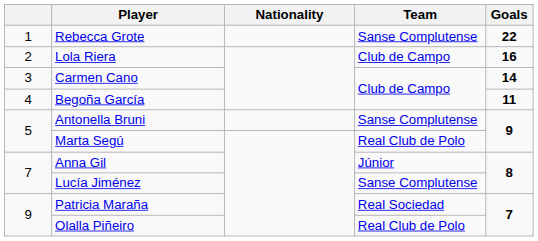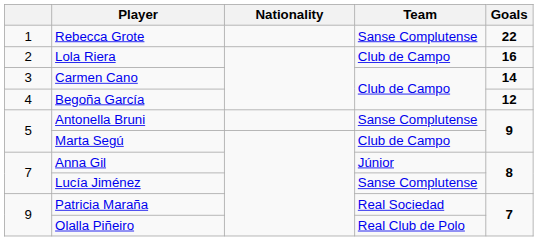(509, 99) 11 -> (509, 99) 12
(411, 141) Real Club de Polo -> (404, 141) Club de Campo
